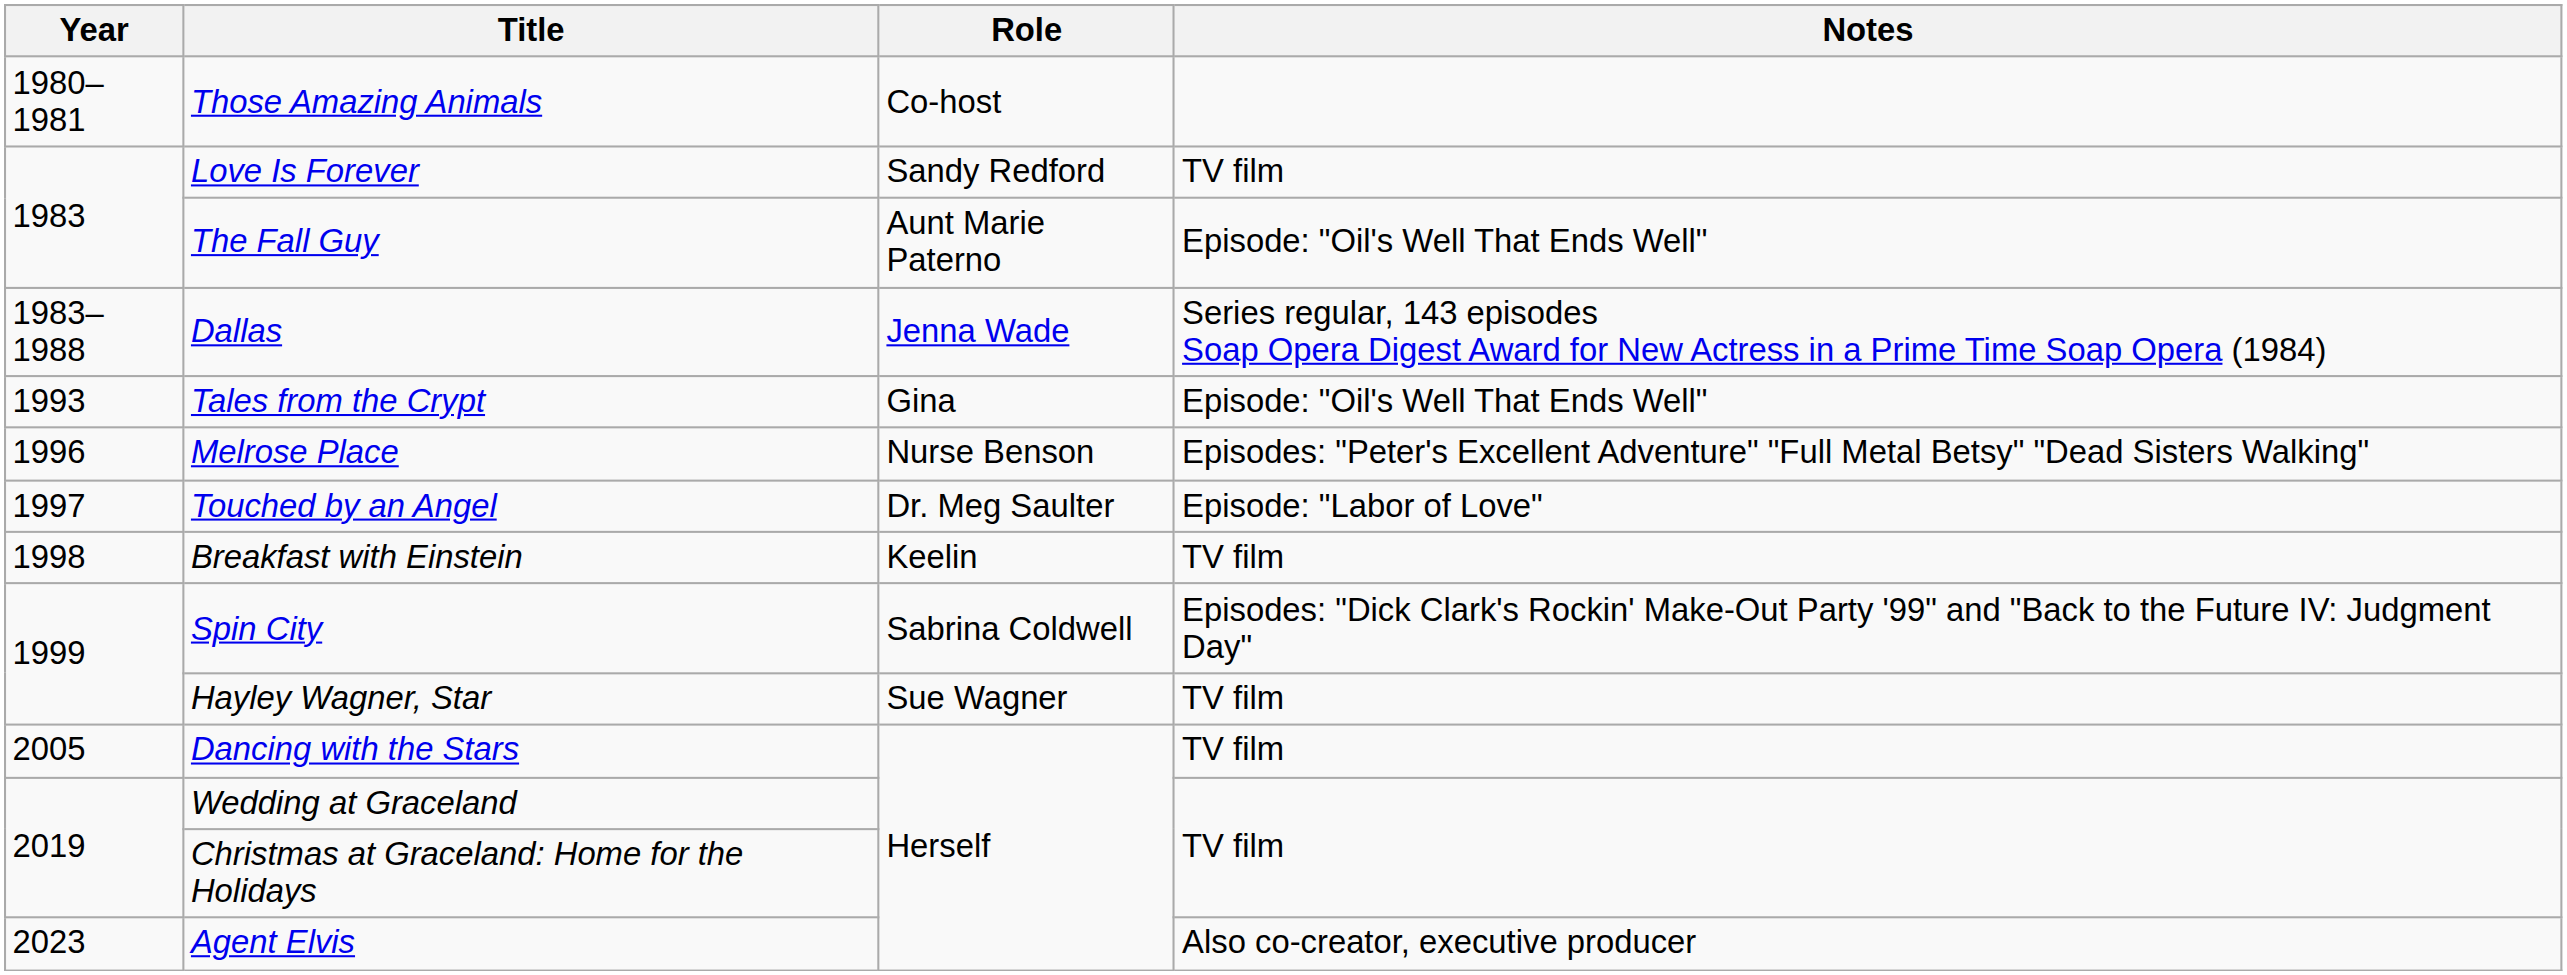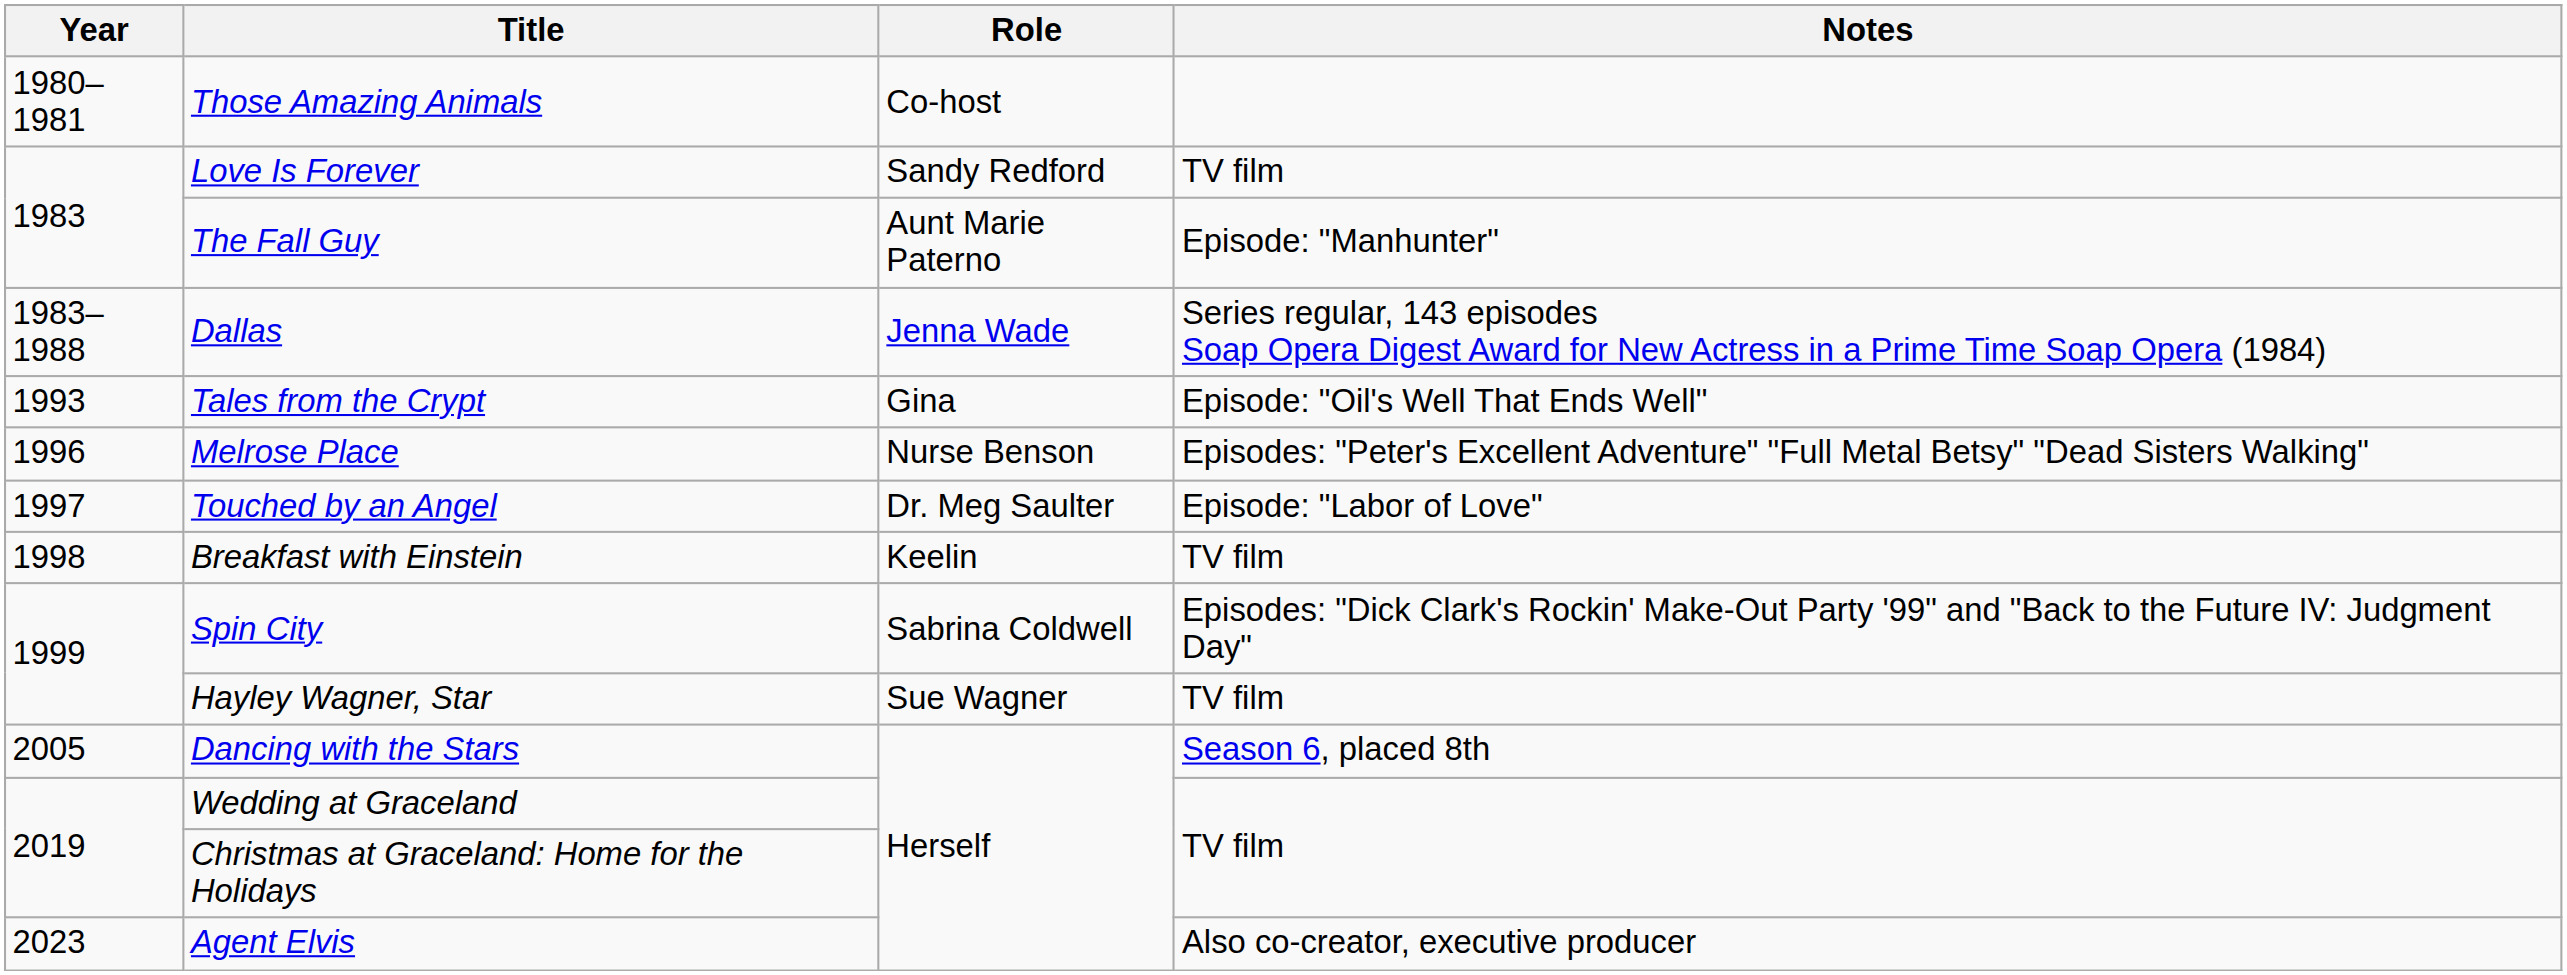(1445, 241) Episode: "Oil's Well That Ends Well" -> (1340, 241) Episode: "Manhunter"
(1233, 750) TV film -> (1336, 750) Season 6, placed 8th
